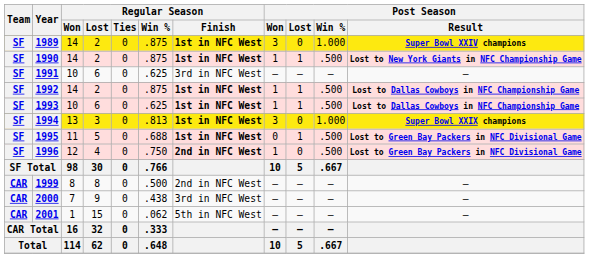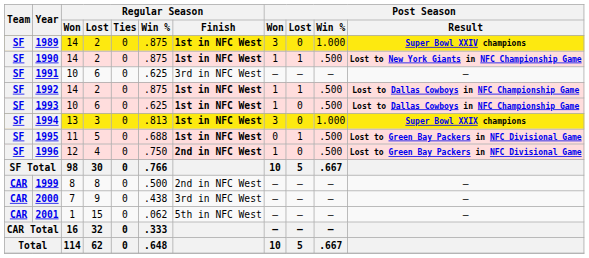(300, 106) 1 -> (300, 106) 0
